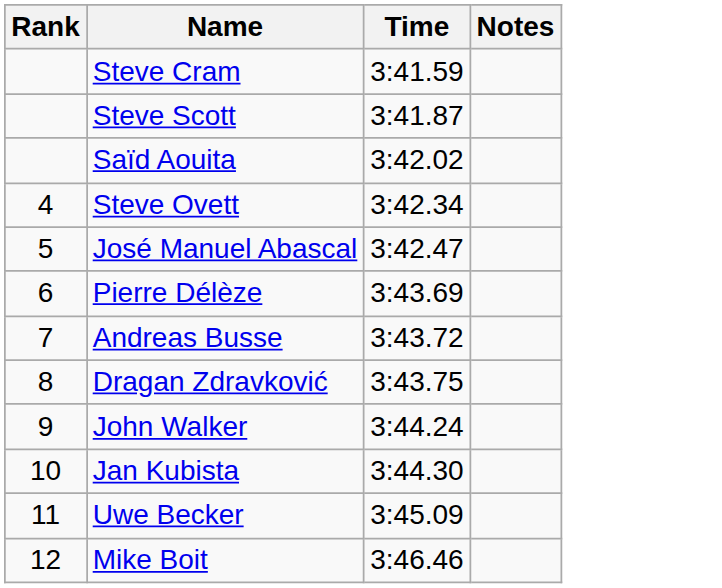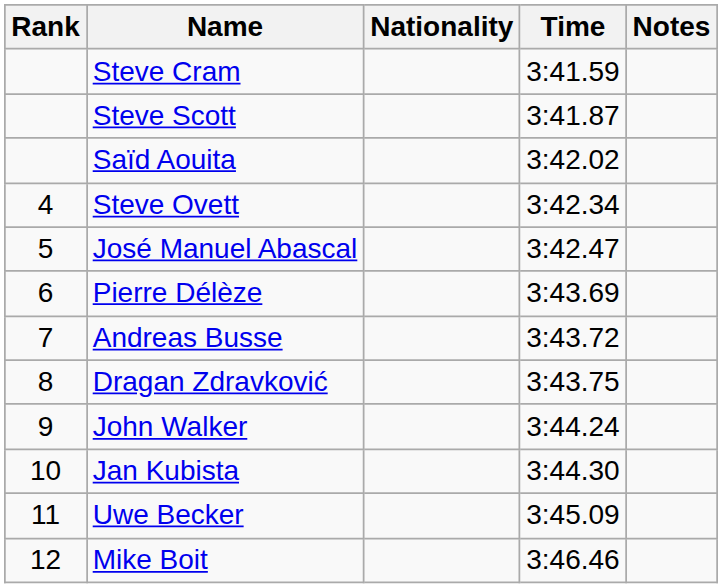+ column: (442, 26)
